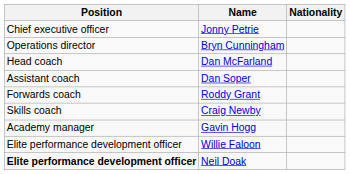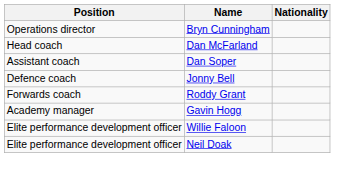- row: (230, 29)
+ row: (210, 78)
- row: (231, 111)
(102, 161) bold -> (94, 144) normal
